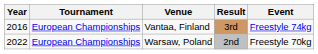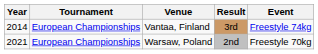(17, 27) 2016 -> (17, 27) 2014
(17, 42) 2022 -> (17, 42) 2021
